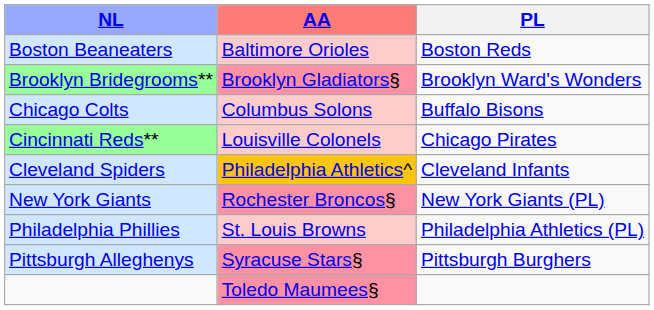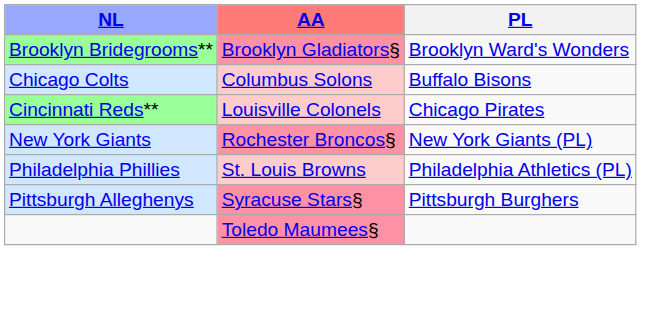- row: (91, 49)
- row: (87, 169)
